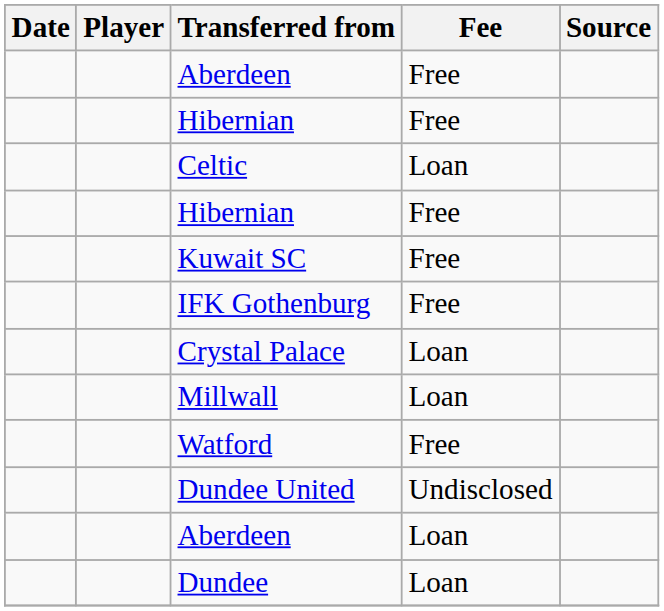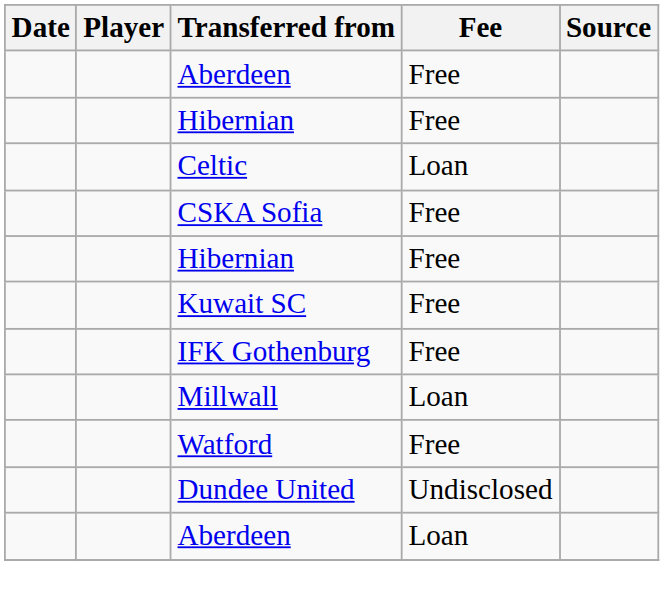+ row: (250, 212)
- row: (261, 350)
- row: (223, 581)
